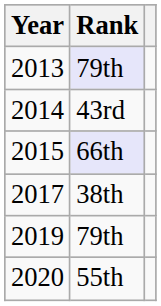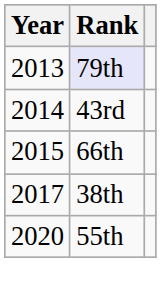(100, 151) lavender background -> (100, 151) no background
- row: (38, 236)
